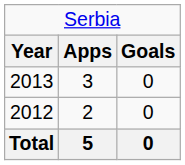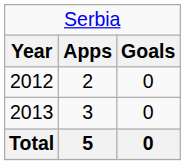rows swapped: (32, 112) <-> (32, 81)
